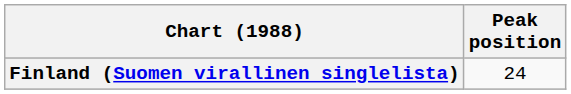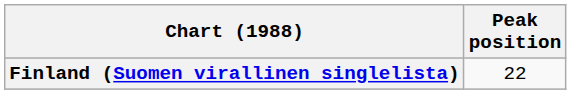(515, 74) 24 -> (515, 74) 22
